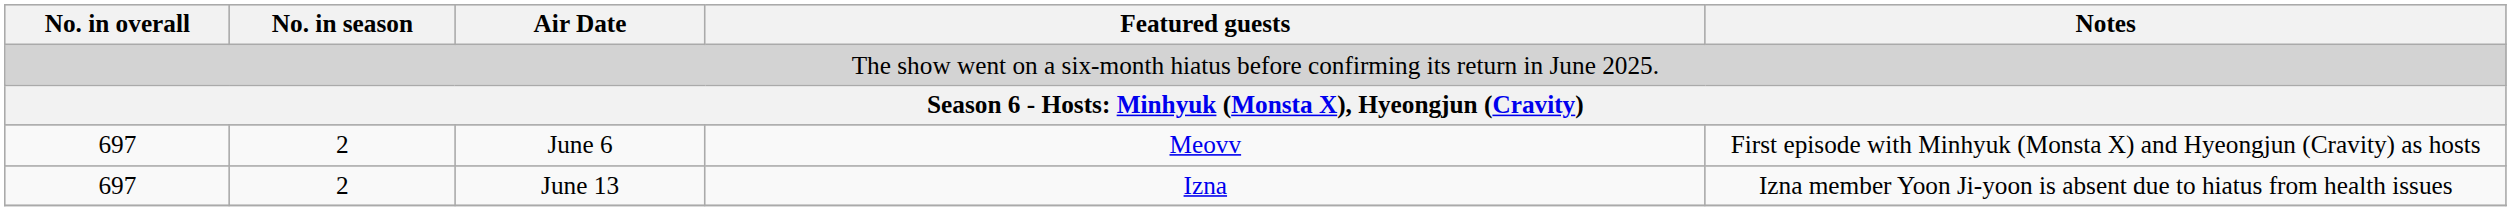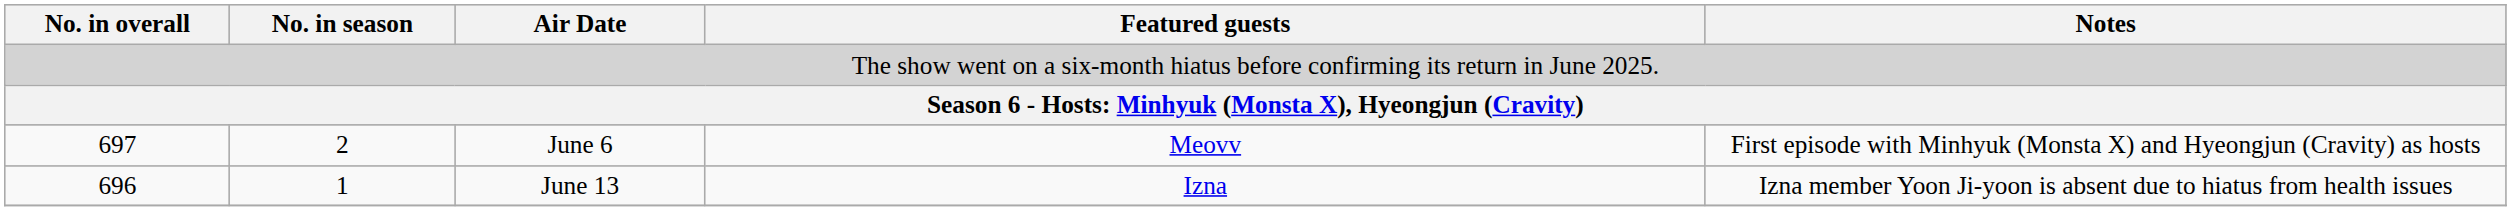(117, 184) 697 -> (117, 184) 696
(342, 184) 2 -> (342, 184) 1
